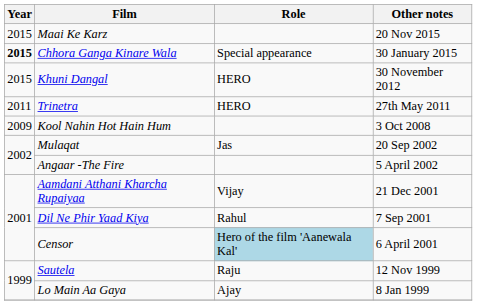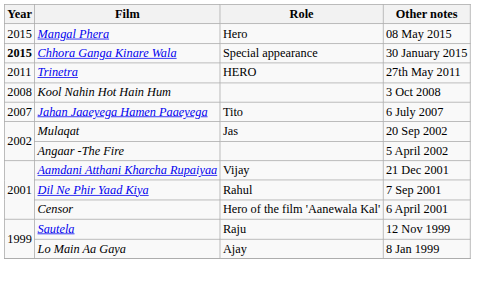- row: (72, 33)
+ row: (73, 33)
- row: (73, 79)
(20, 125) 2009 -> (20, 92) 2008
+ row: (123, 111)
(284, 244) lightblue background -> (302, 209) no background
